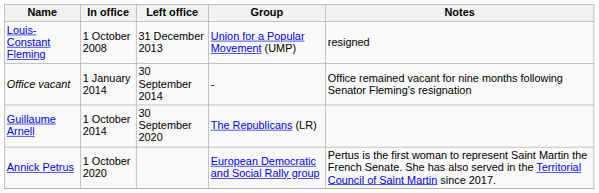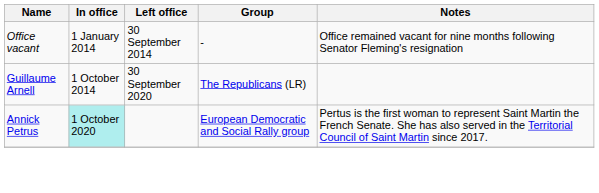- row: (29, 42)
(107, 167) no background -> (95, 126) paleturquoise background
